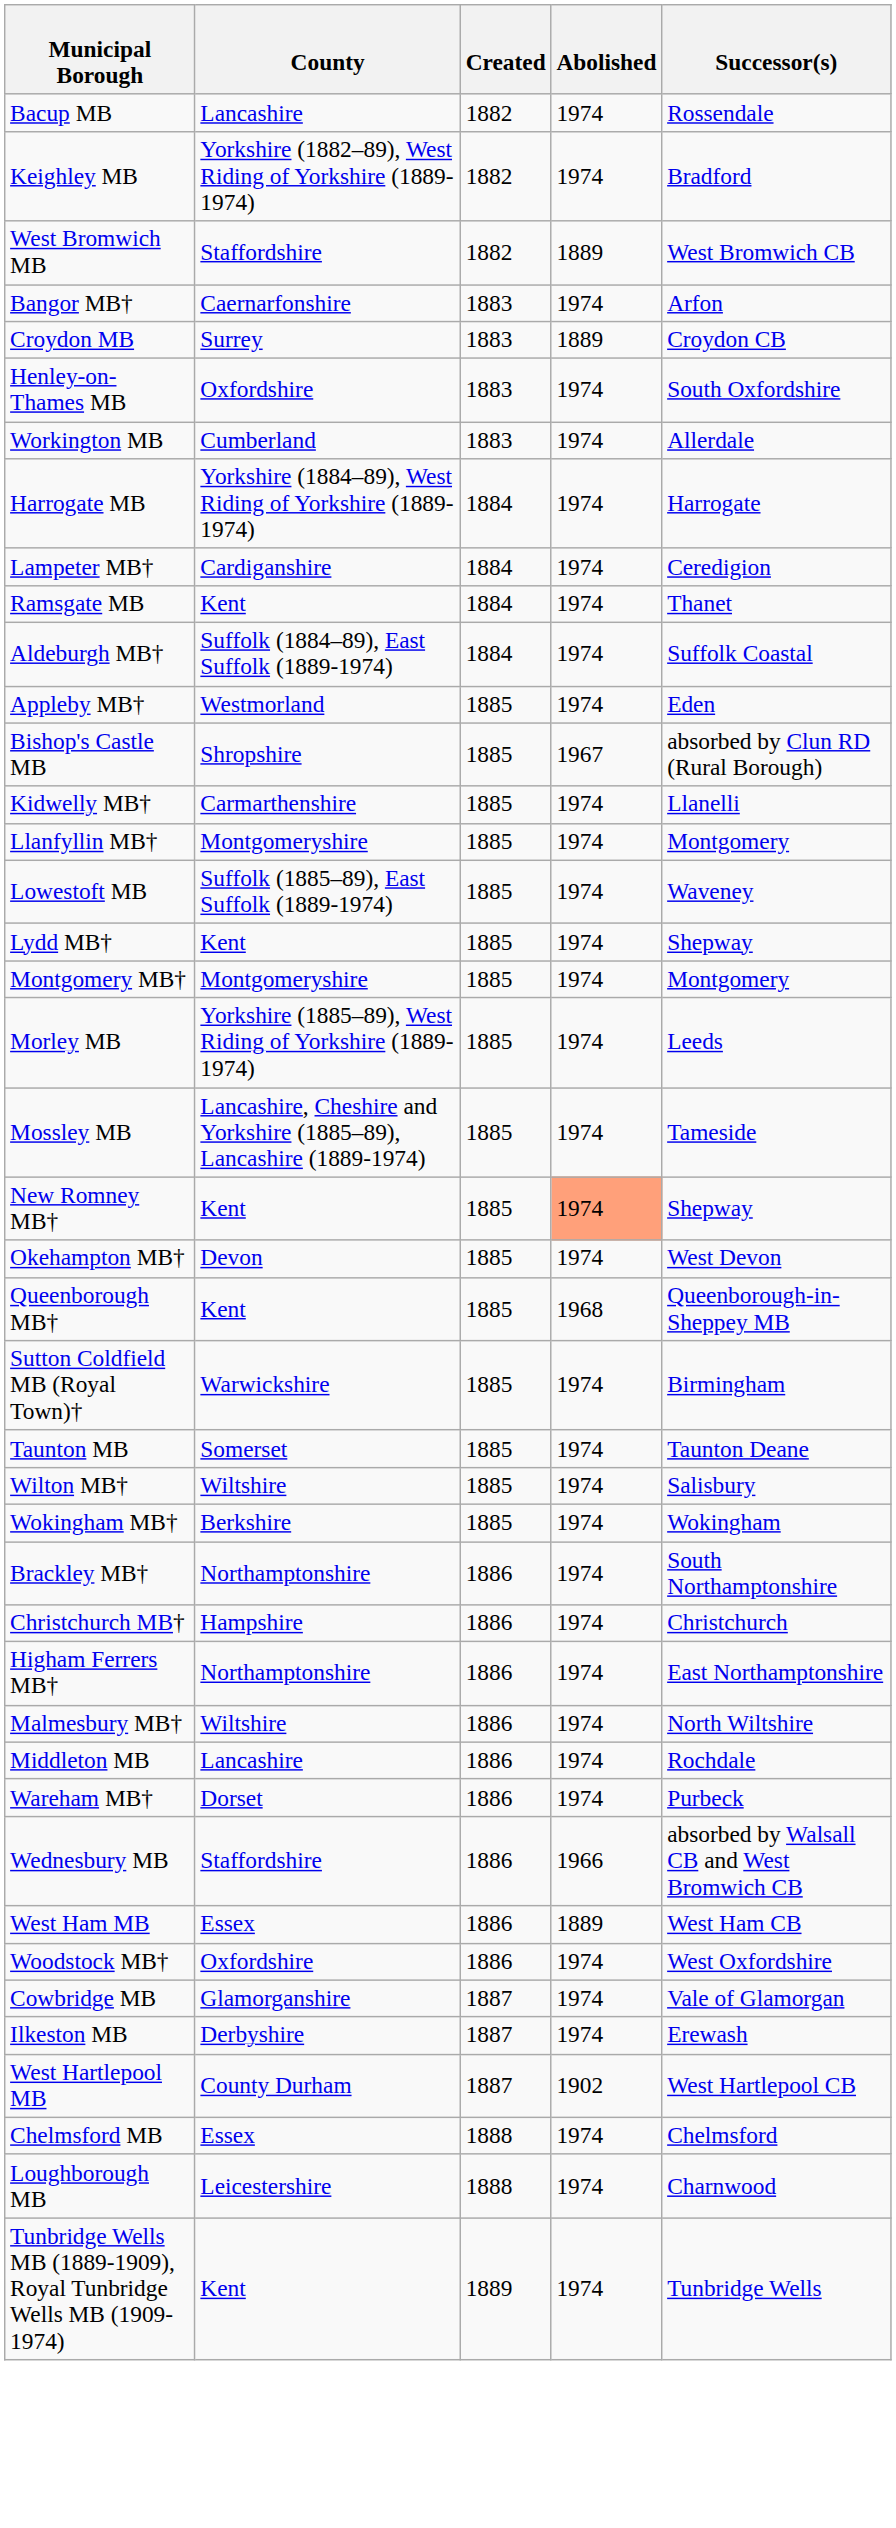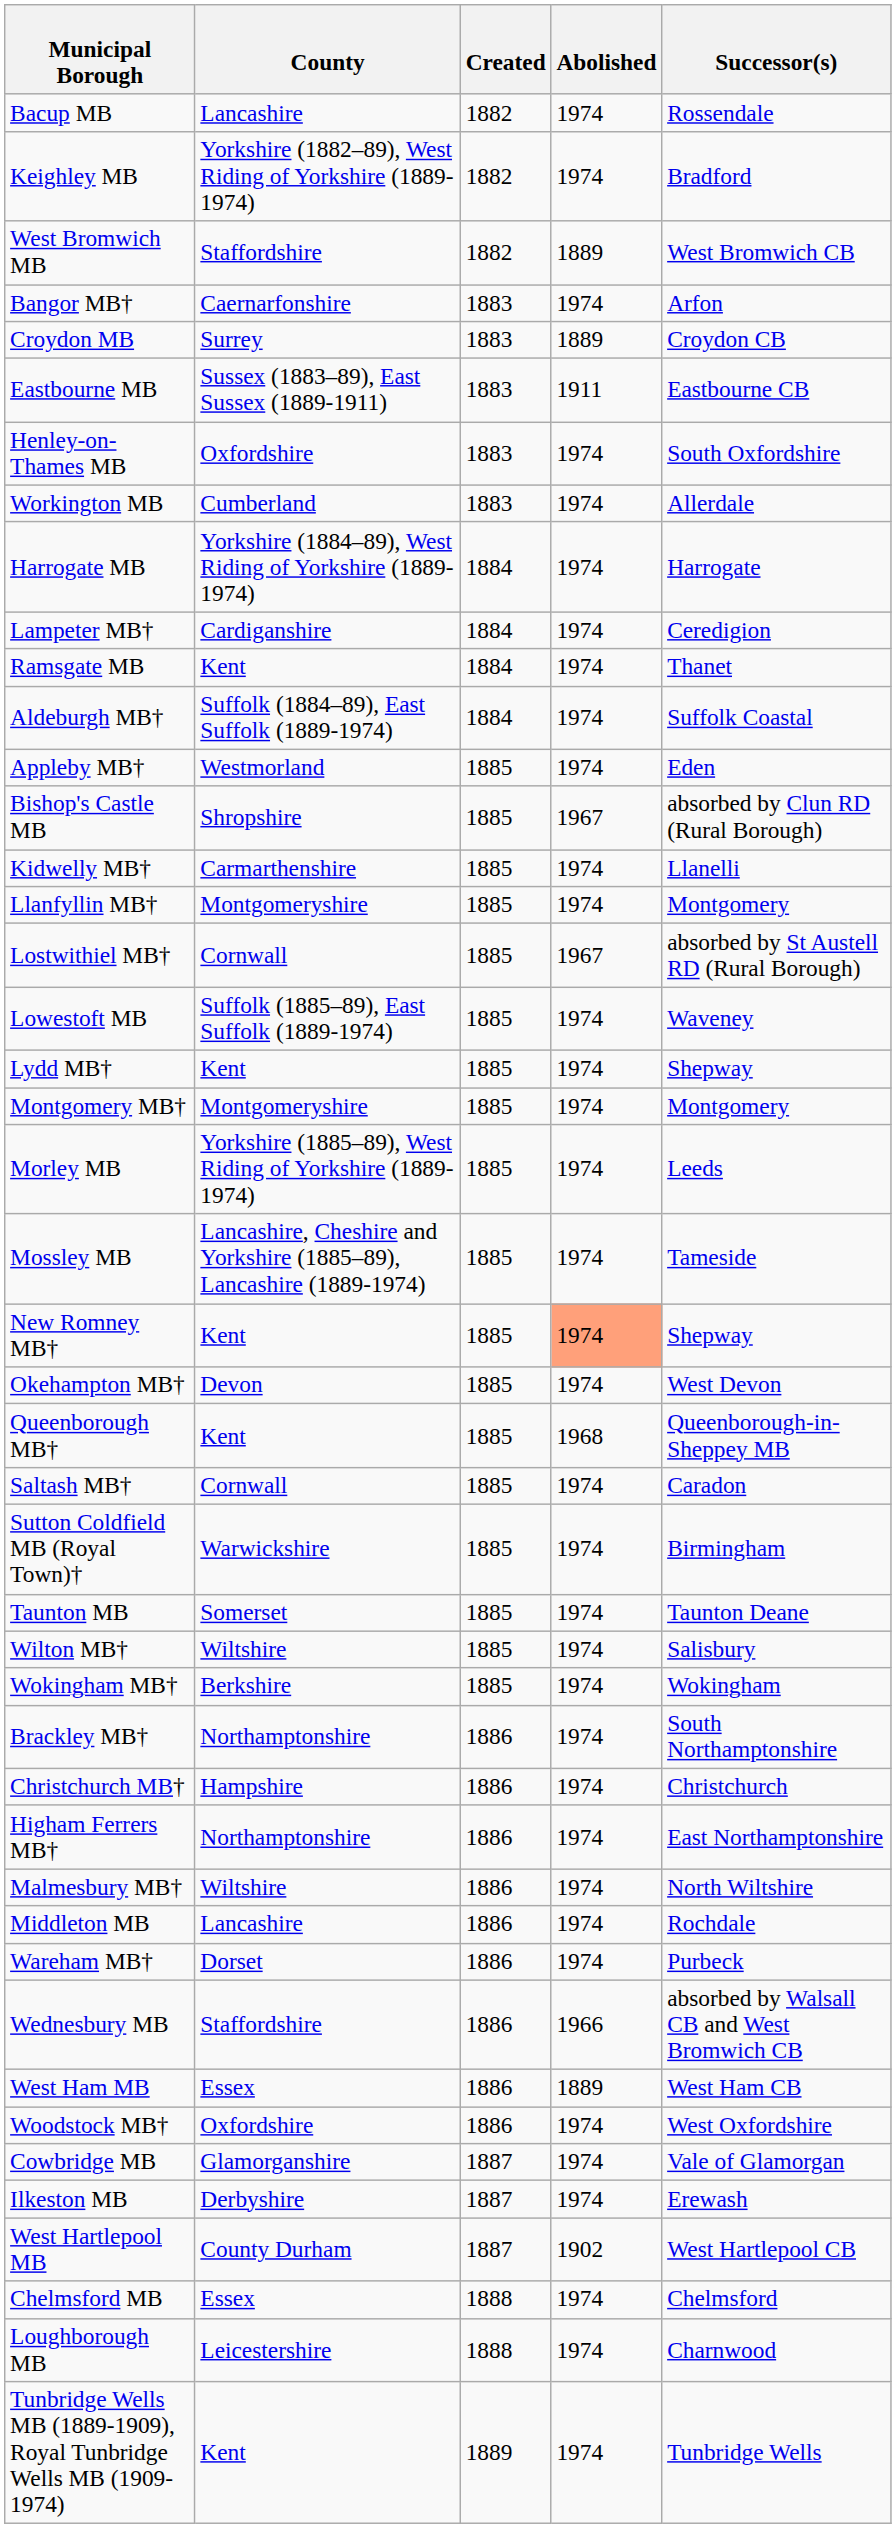+ row: (84, 389)
+ row: (90, 955)
+ row: (71, 1485)
